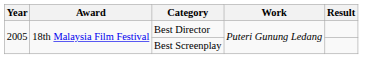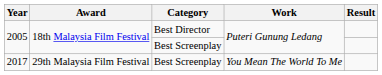+ row: (17, 62)
